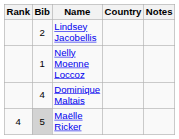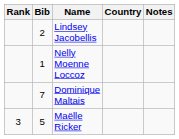(42, 95) 4 -> (42, 95) 7
(18, 121) 4 -> (18, 121) 3
(42, 121) lightgrey background -> (42, 121) no background
